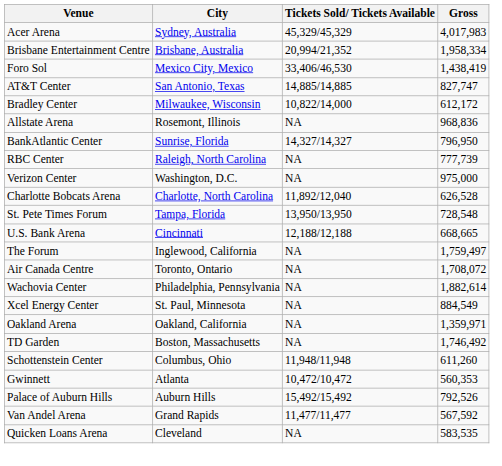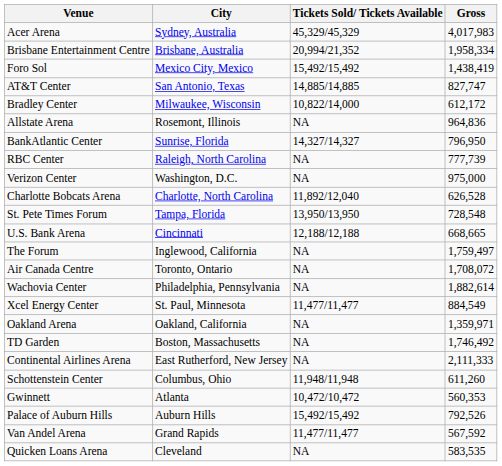(318, 68) 33,406/46,530 -> (326, 68) 15,492/15,492
(459, 123) 968,836 -> (467, 123) 964,836
(293, 305) NA -> (326, 305) 11,477/11,477
+ row: (69, 360)
